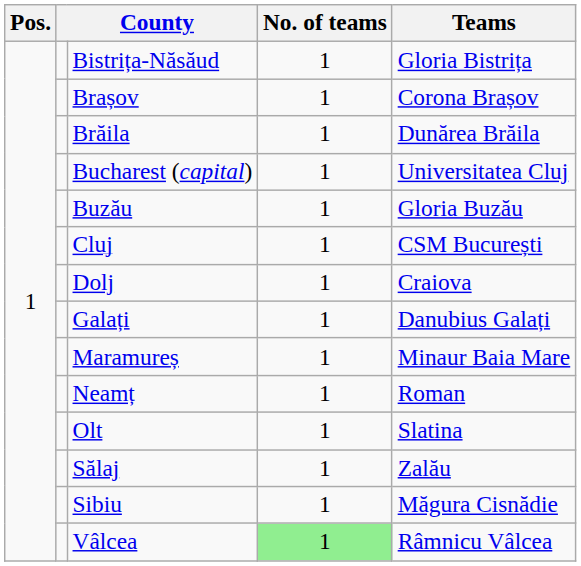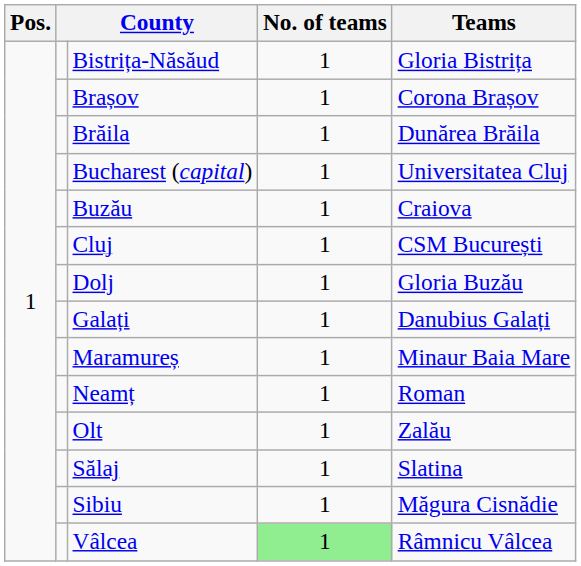(460, 208) Gloria Buzău -> (435, 208) Craiova
(435, 282) Craiova -> (460, 282) Gloria Buzău
(430, 430) Slatina -> (424, 430) Zalău
(424, 467) Zalău -> (430, 467) Slatina
